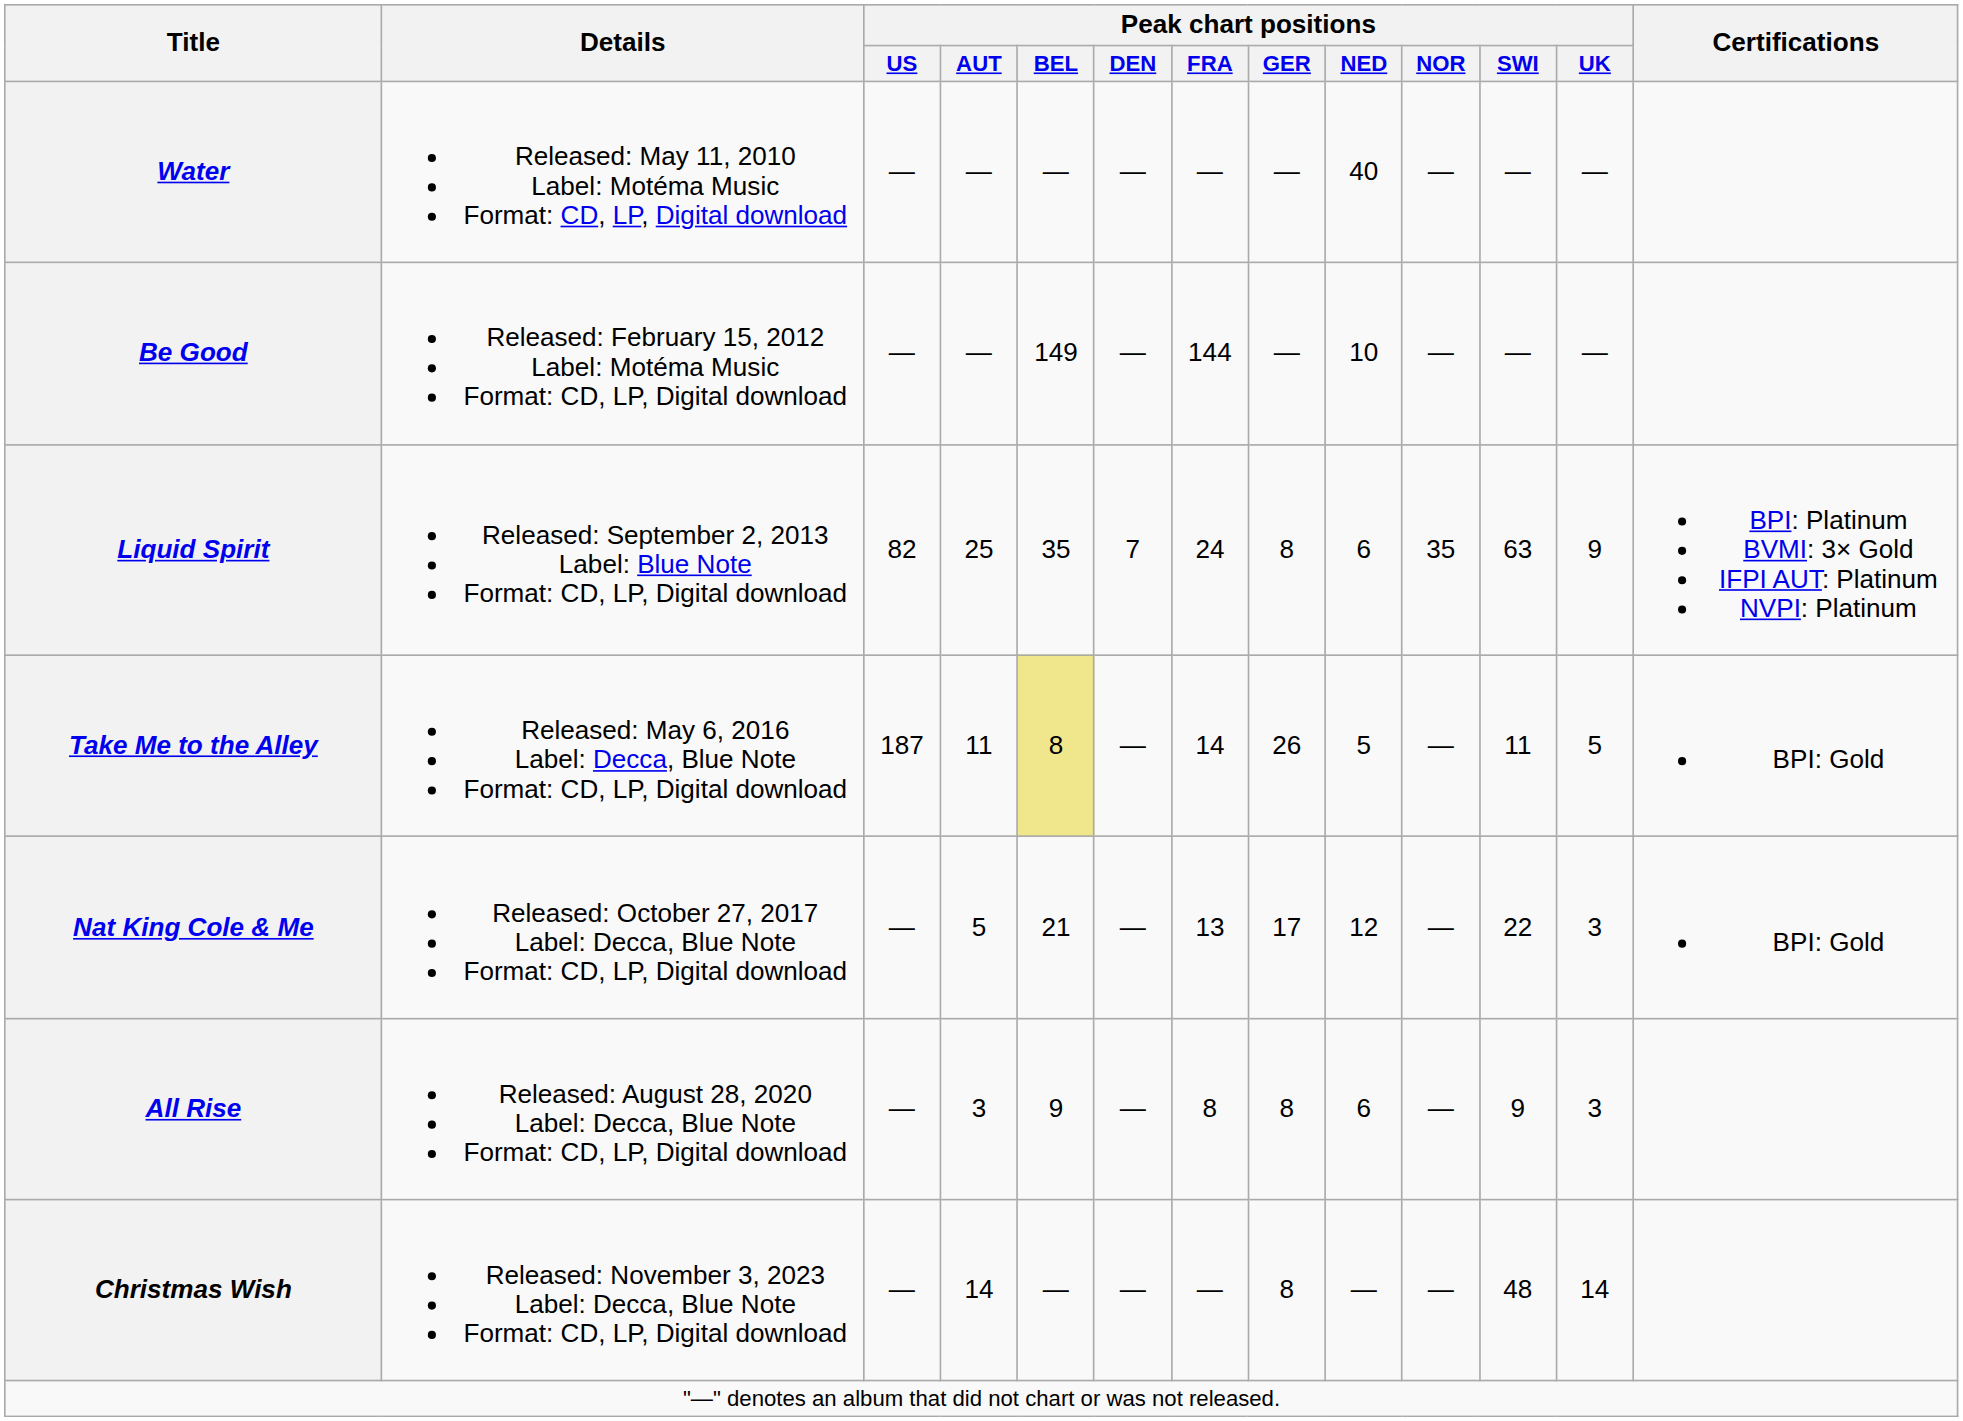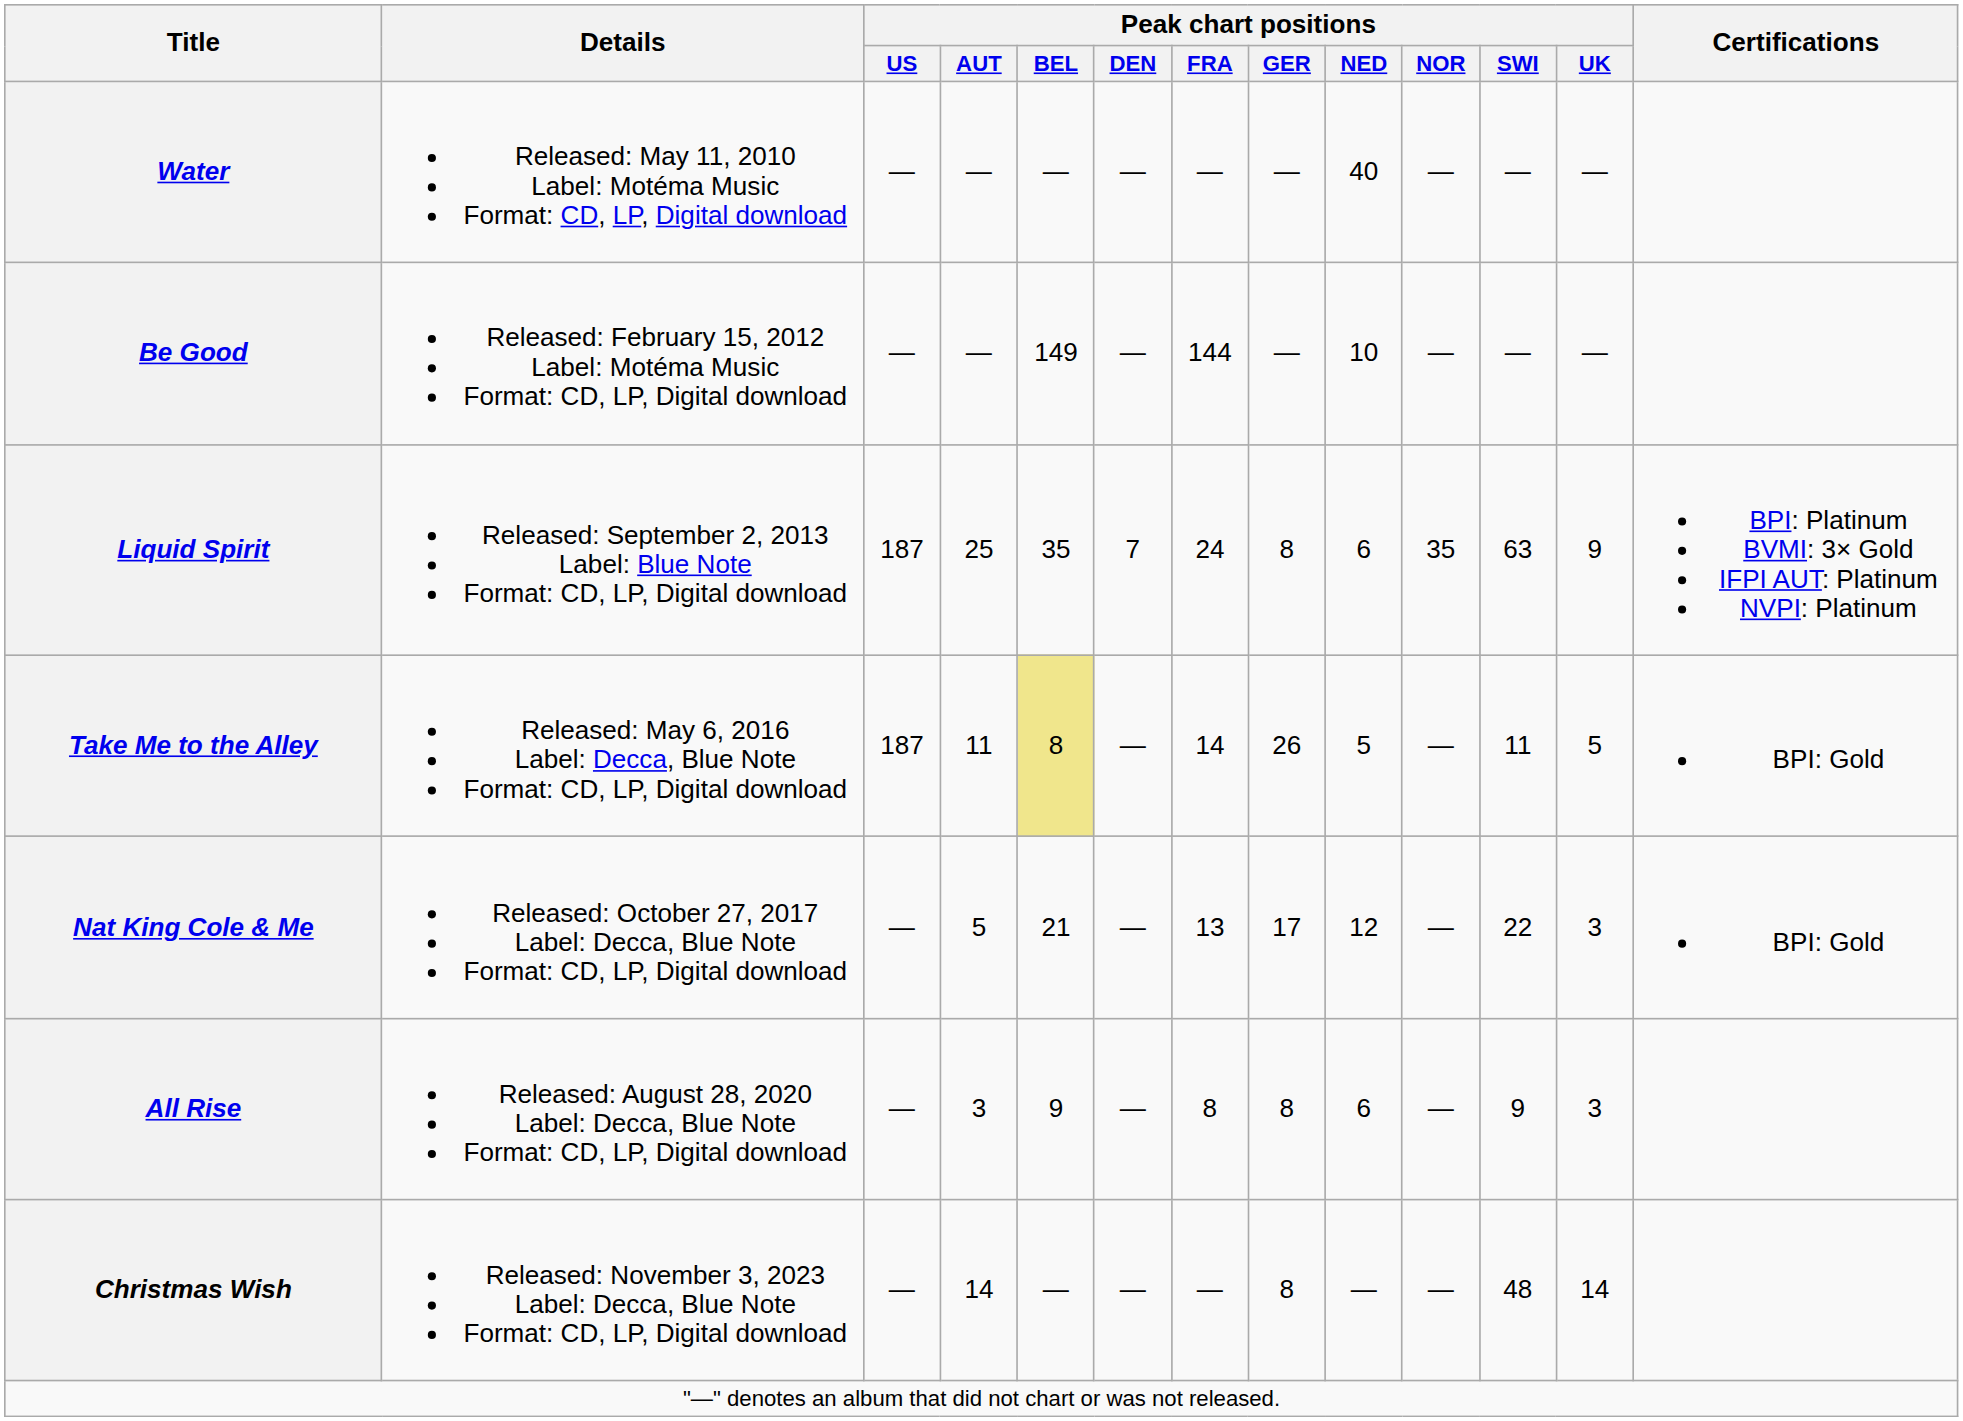(902, 549) 82 -> (902, 549) 187
